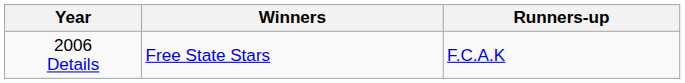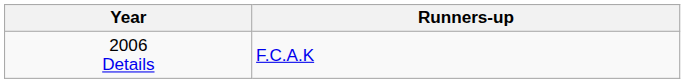- column: (292, 18)
